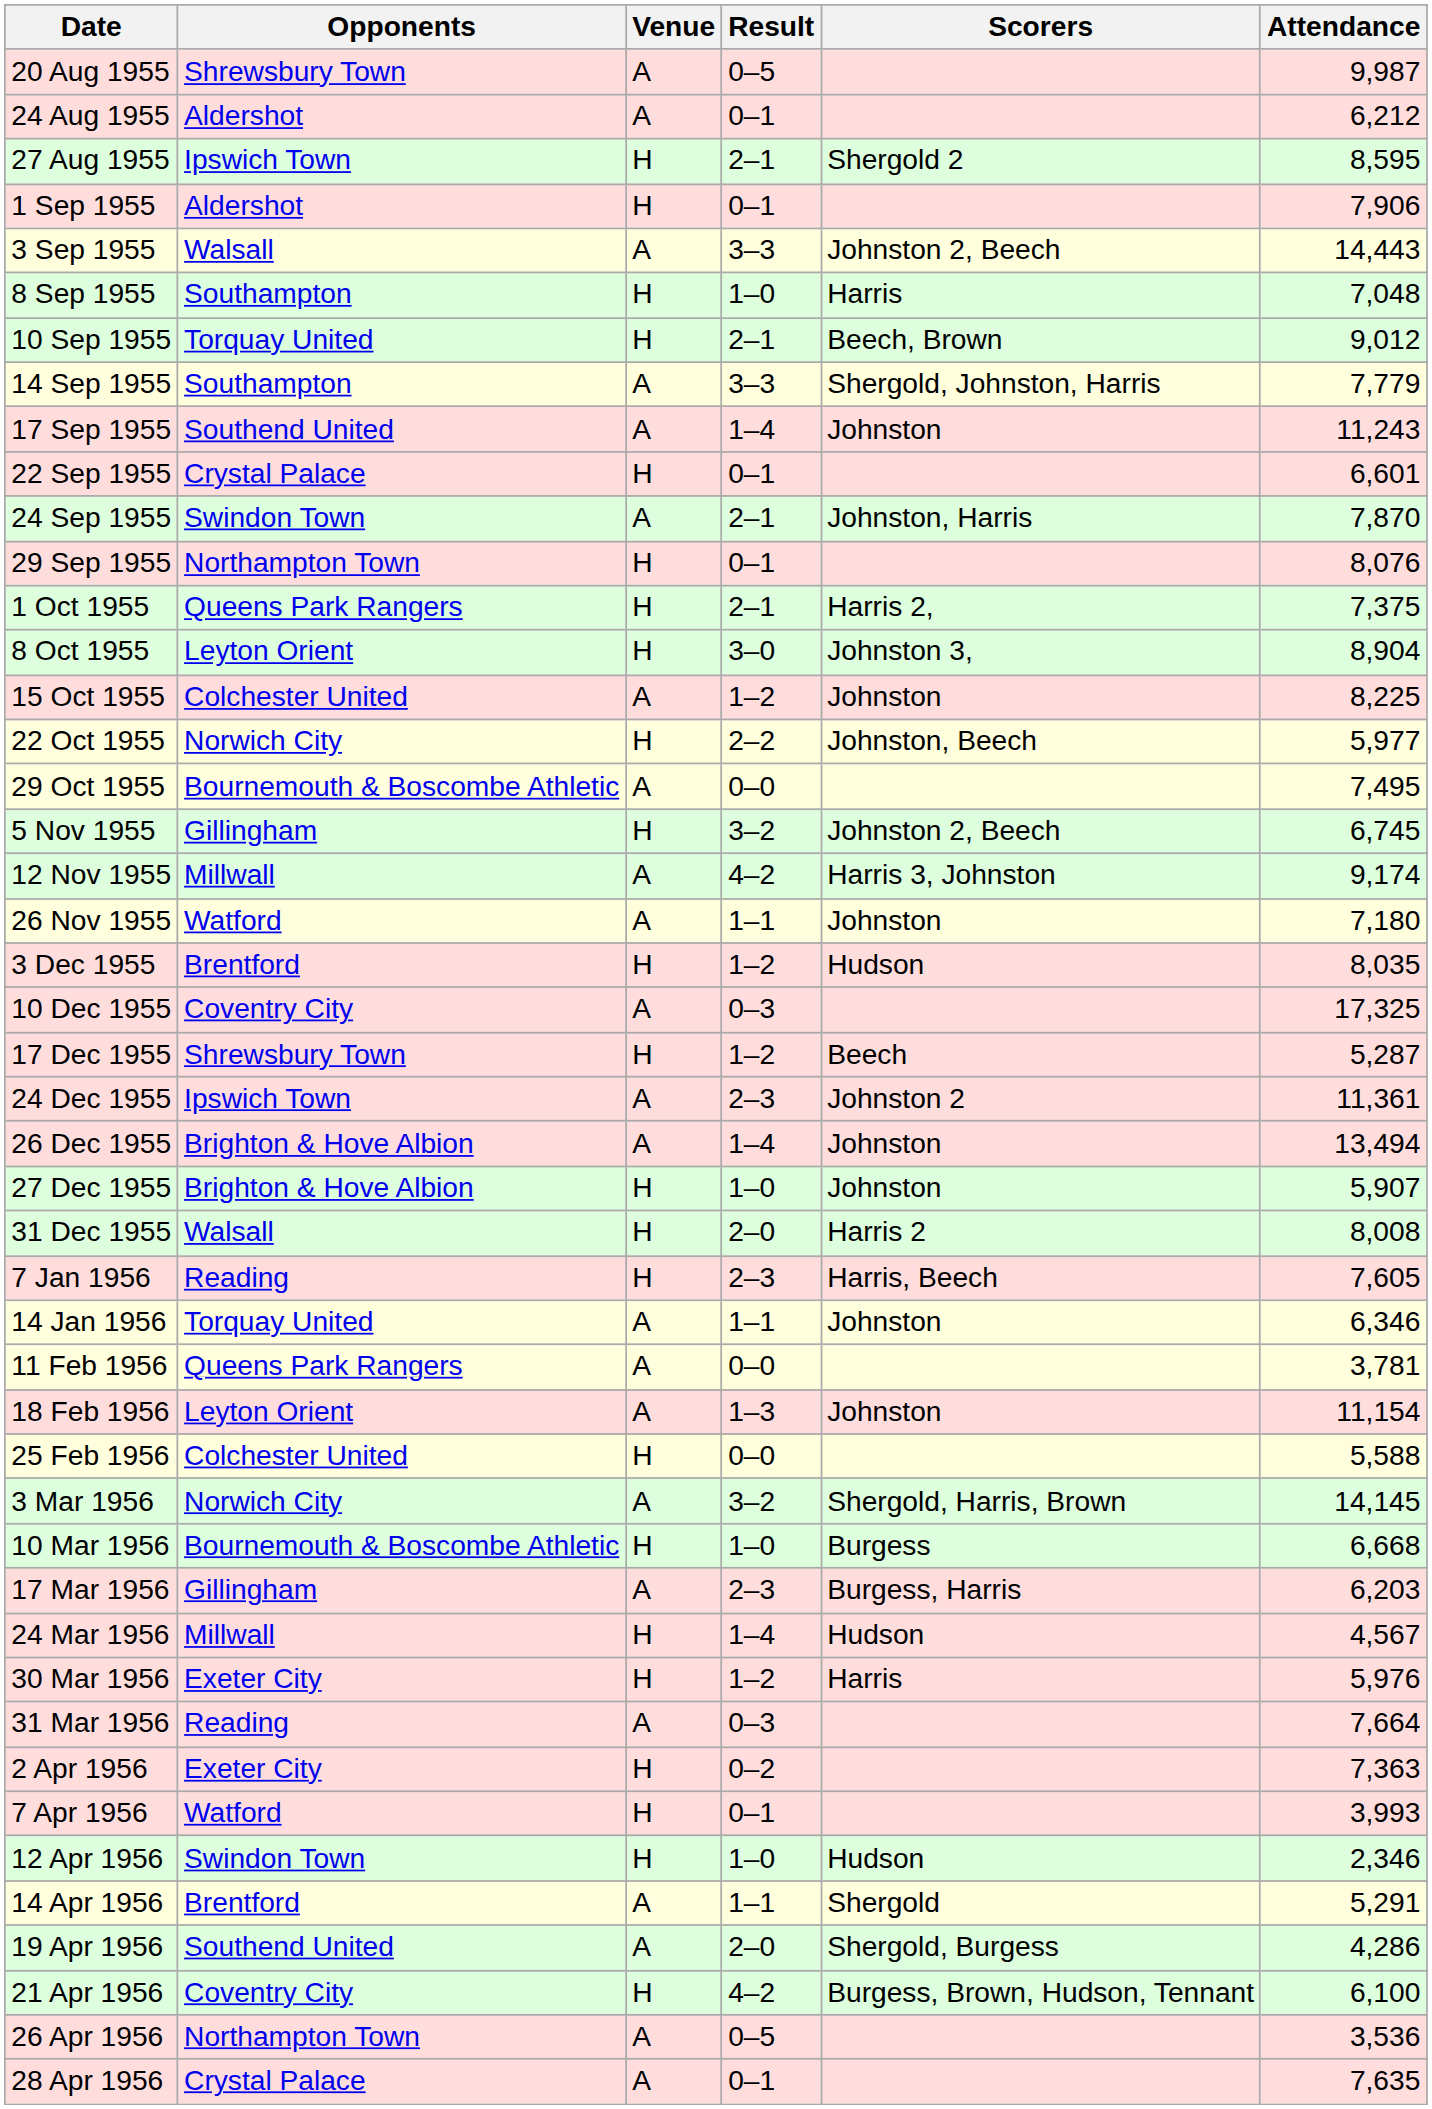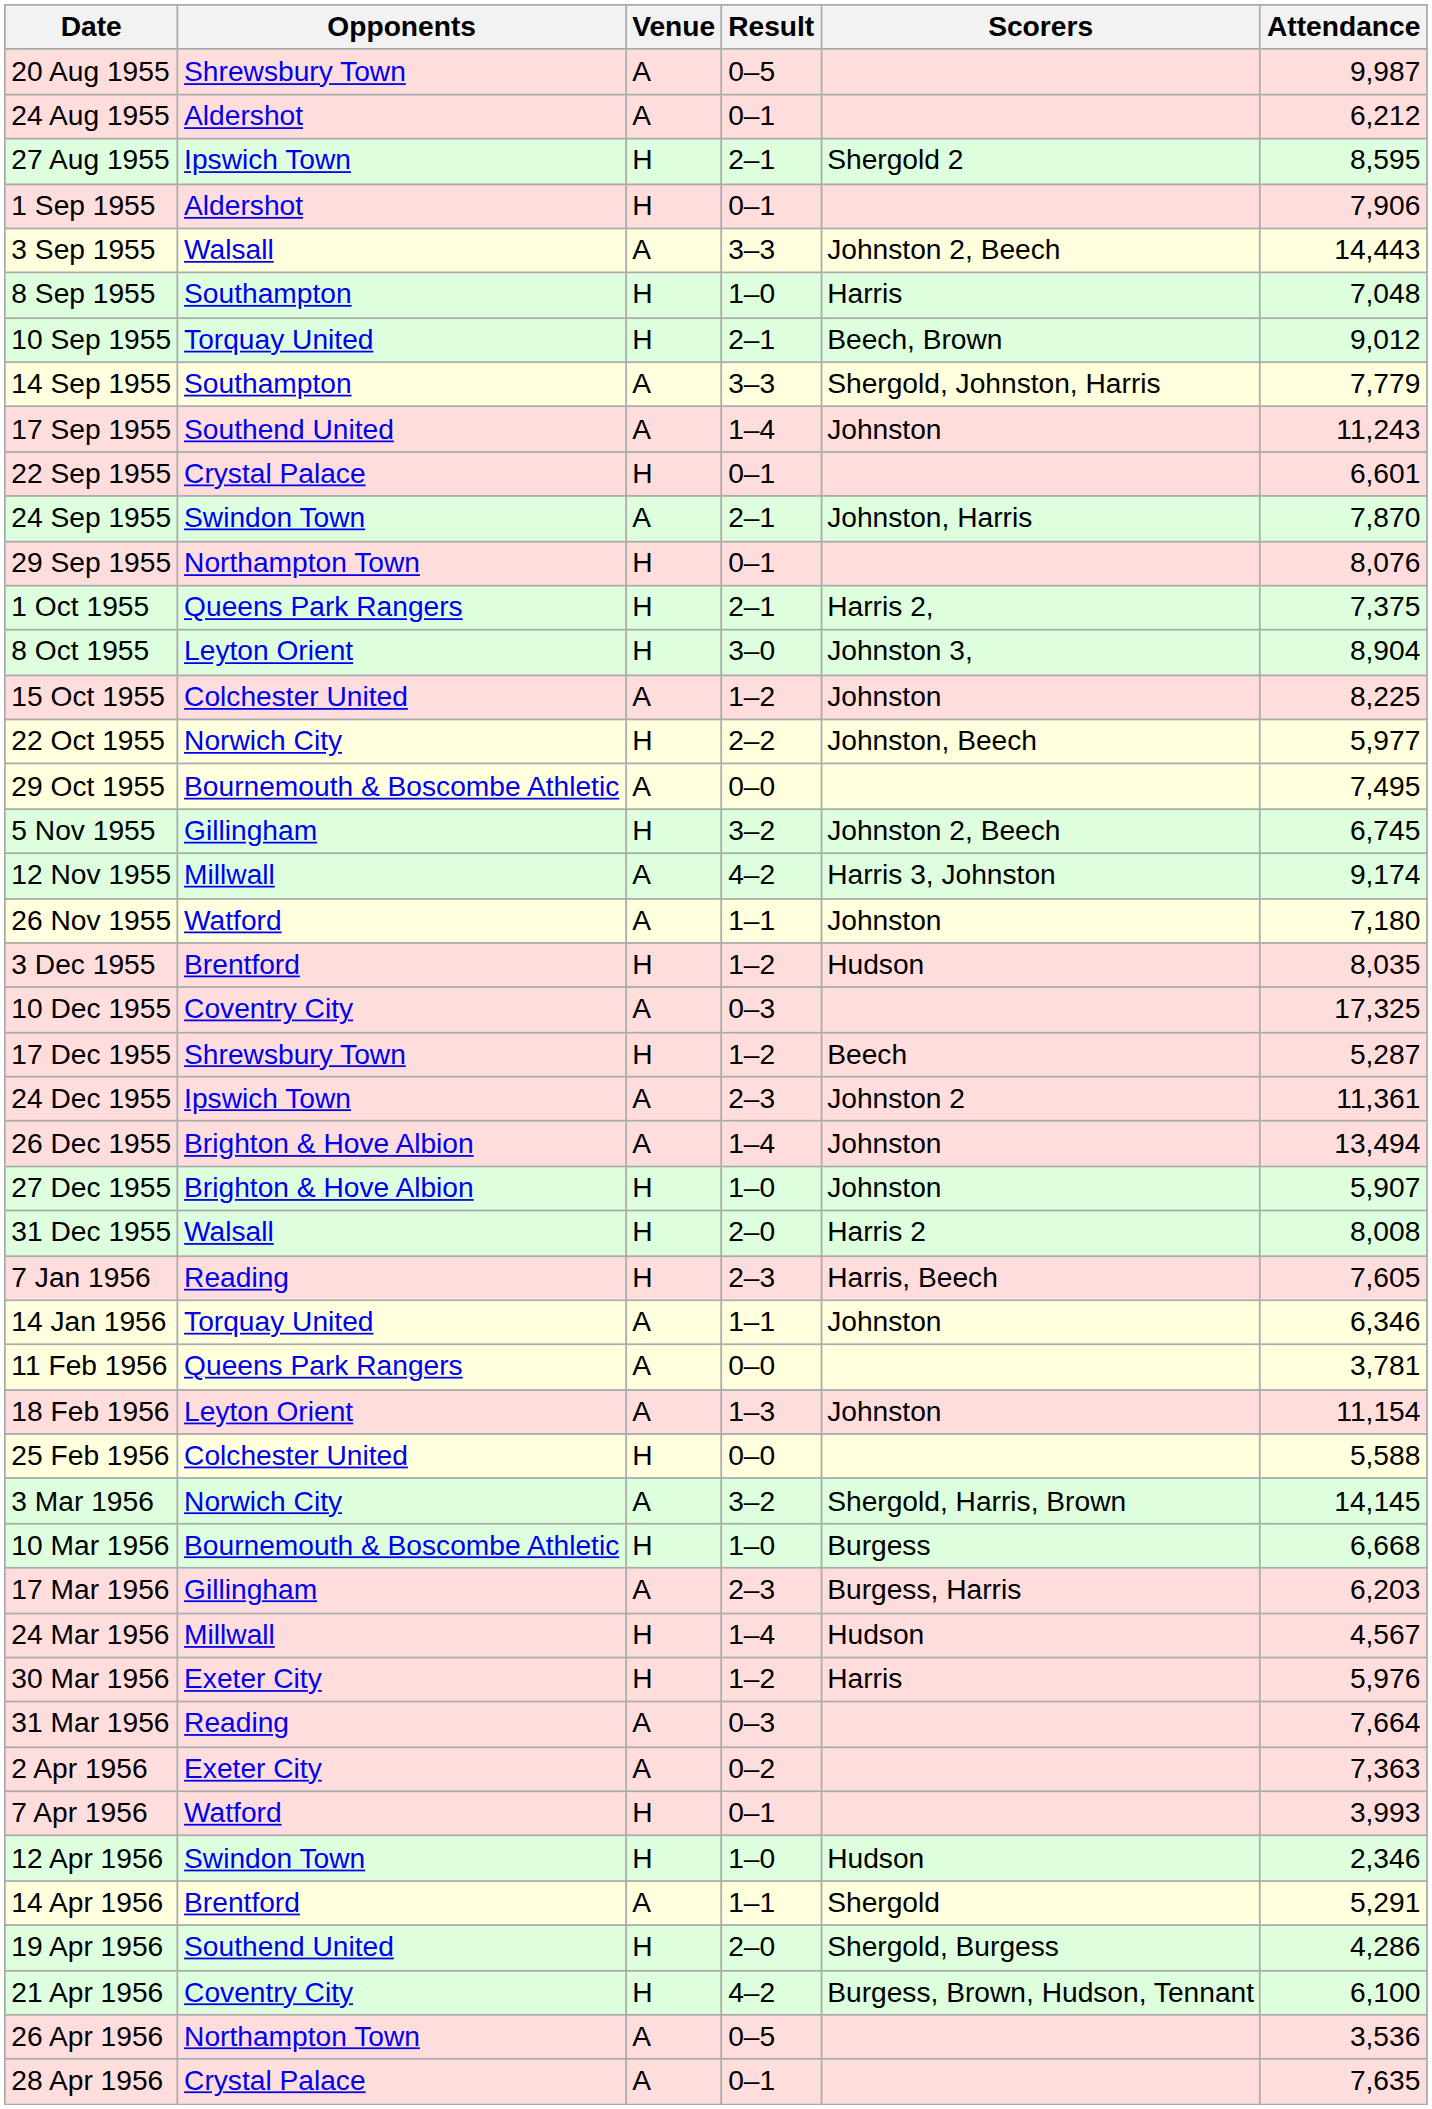(642, 1768) H -> (642, 1768) A
(642, 1947) A -> (642, 1947) H
